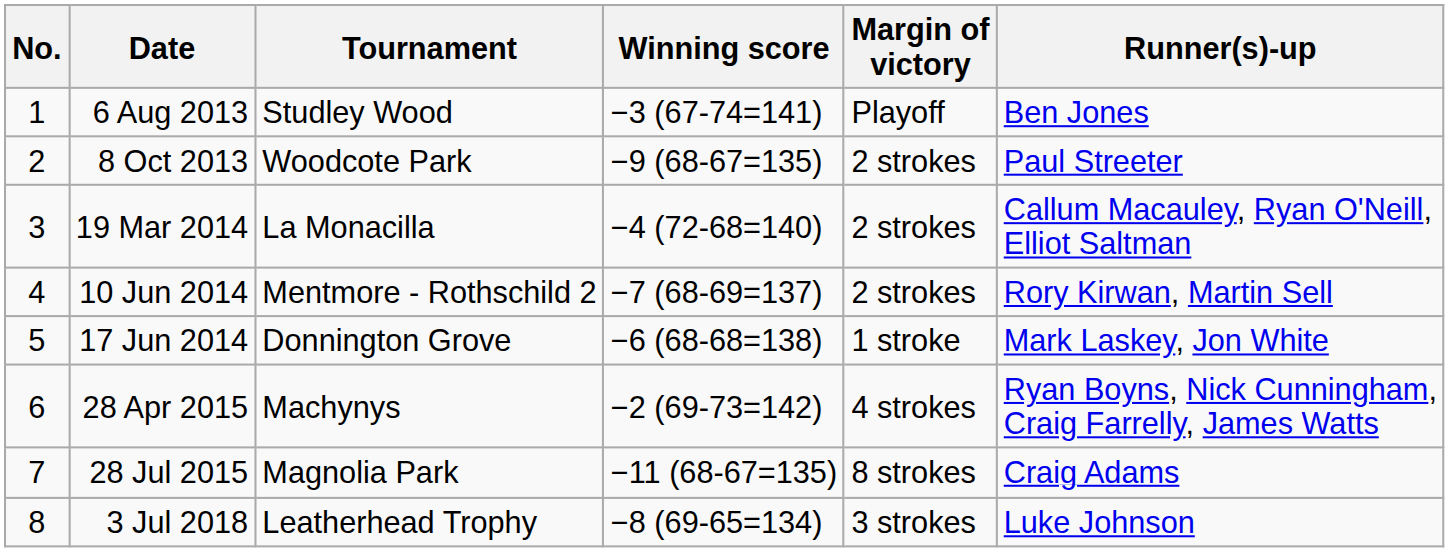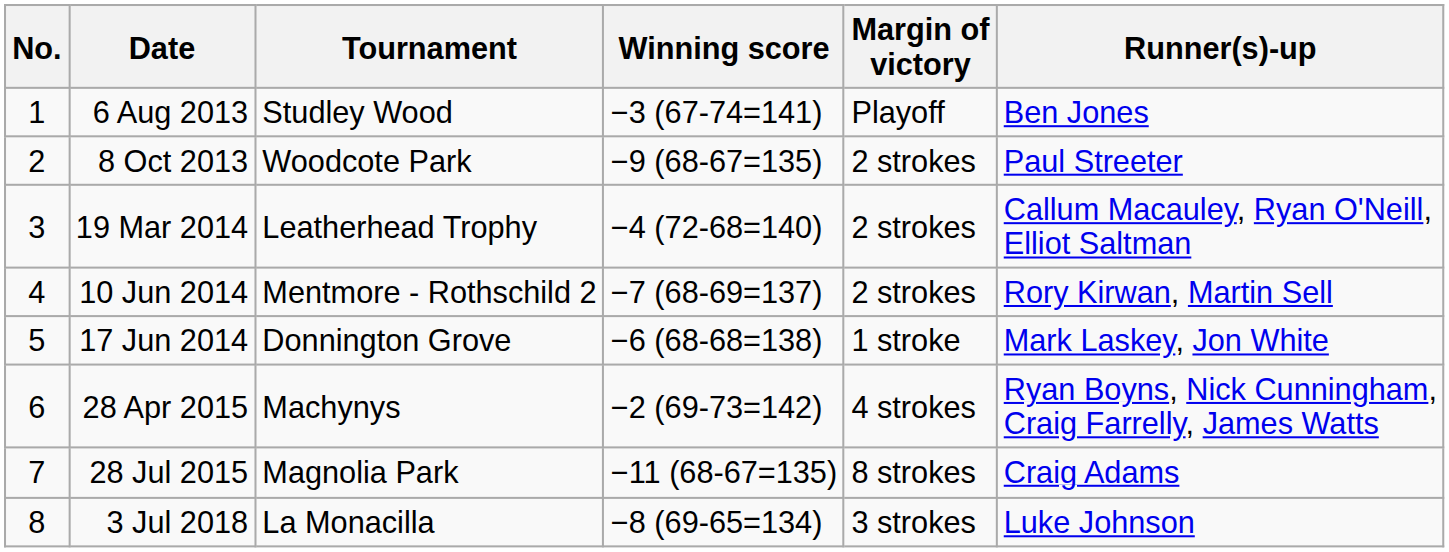(349, 227) La Monacilla -> (400, 227) Leatherhead Trophy
(400, 521) Leatherhead Trophy -> (349, 521) La Monacilla
